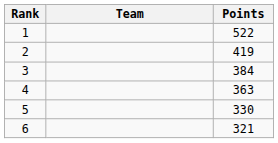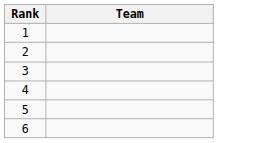- column: (243, 14)
